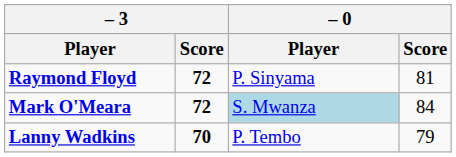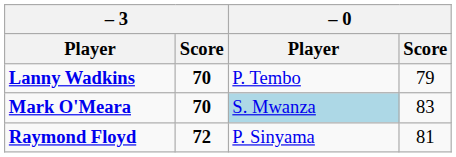rows swapped: (73, 78) <-> (72, 136)
(202, 107) 72 -> (202, 107) 70
(425, 107) 84 -> (425, 107) 83
